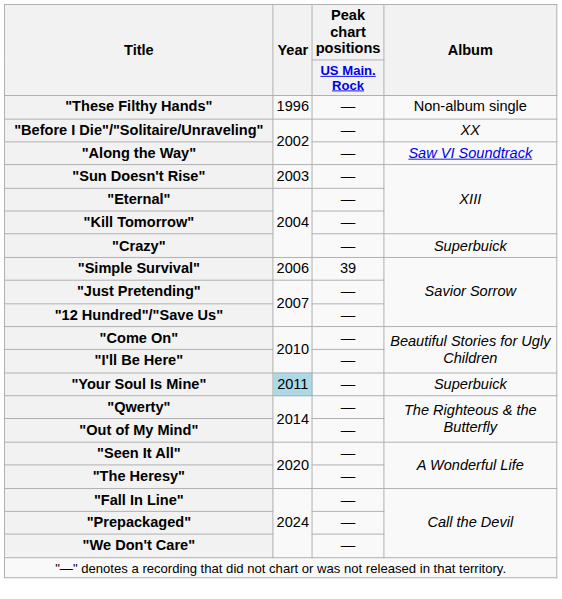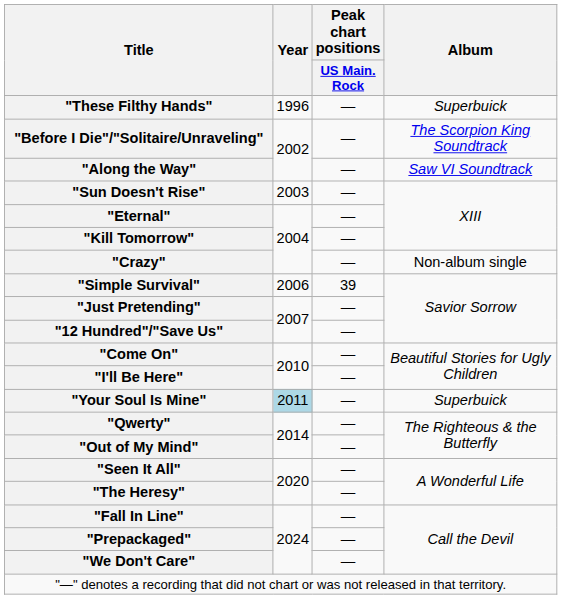(470, 107) Non-album single -> (470, 107) Superbuick
(470, 130) XX -> (470, 138) The Scorpion King Soundtrack
(470, 245) Superbuick -> (470, 262) Non-album single
